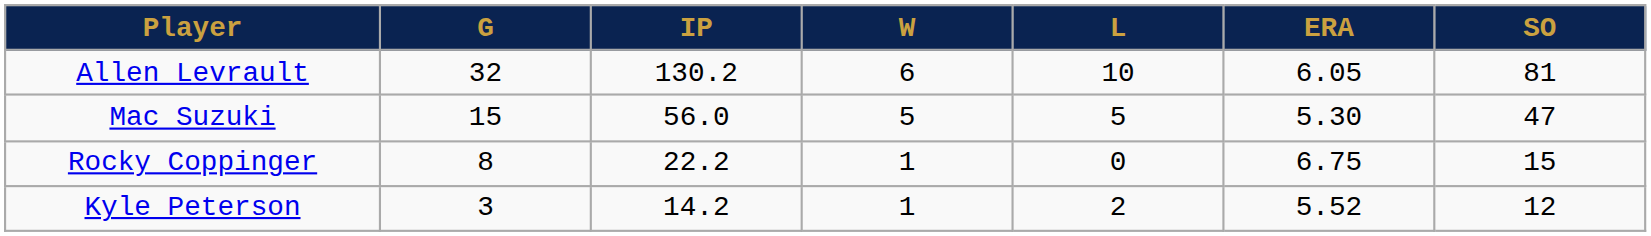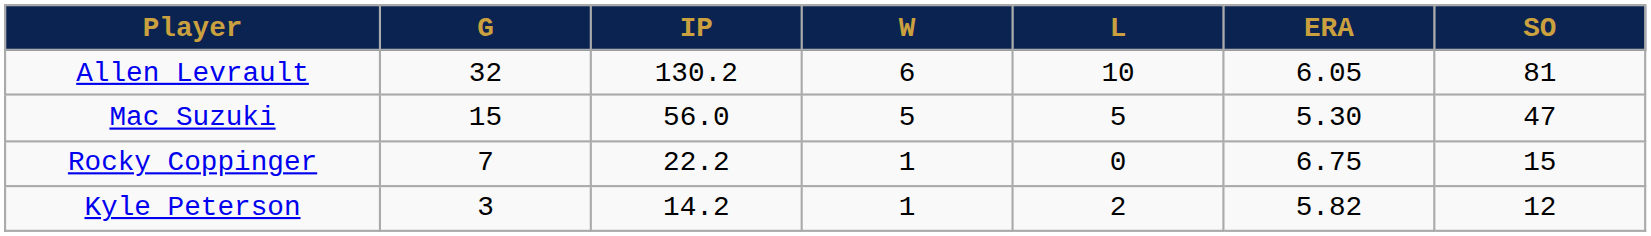(485, 163) 8 -> (485, 163) 7
(1329, 208) 5.52 -> (1329, 208) 5.82
